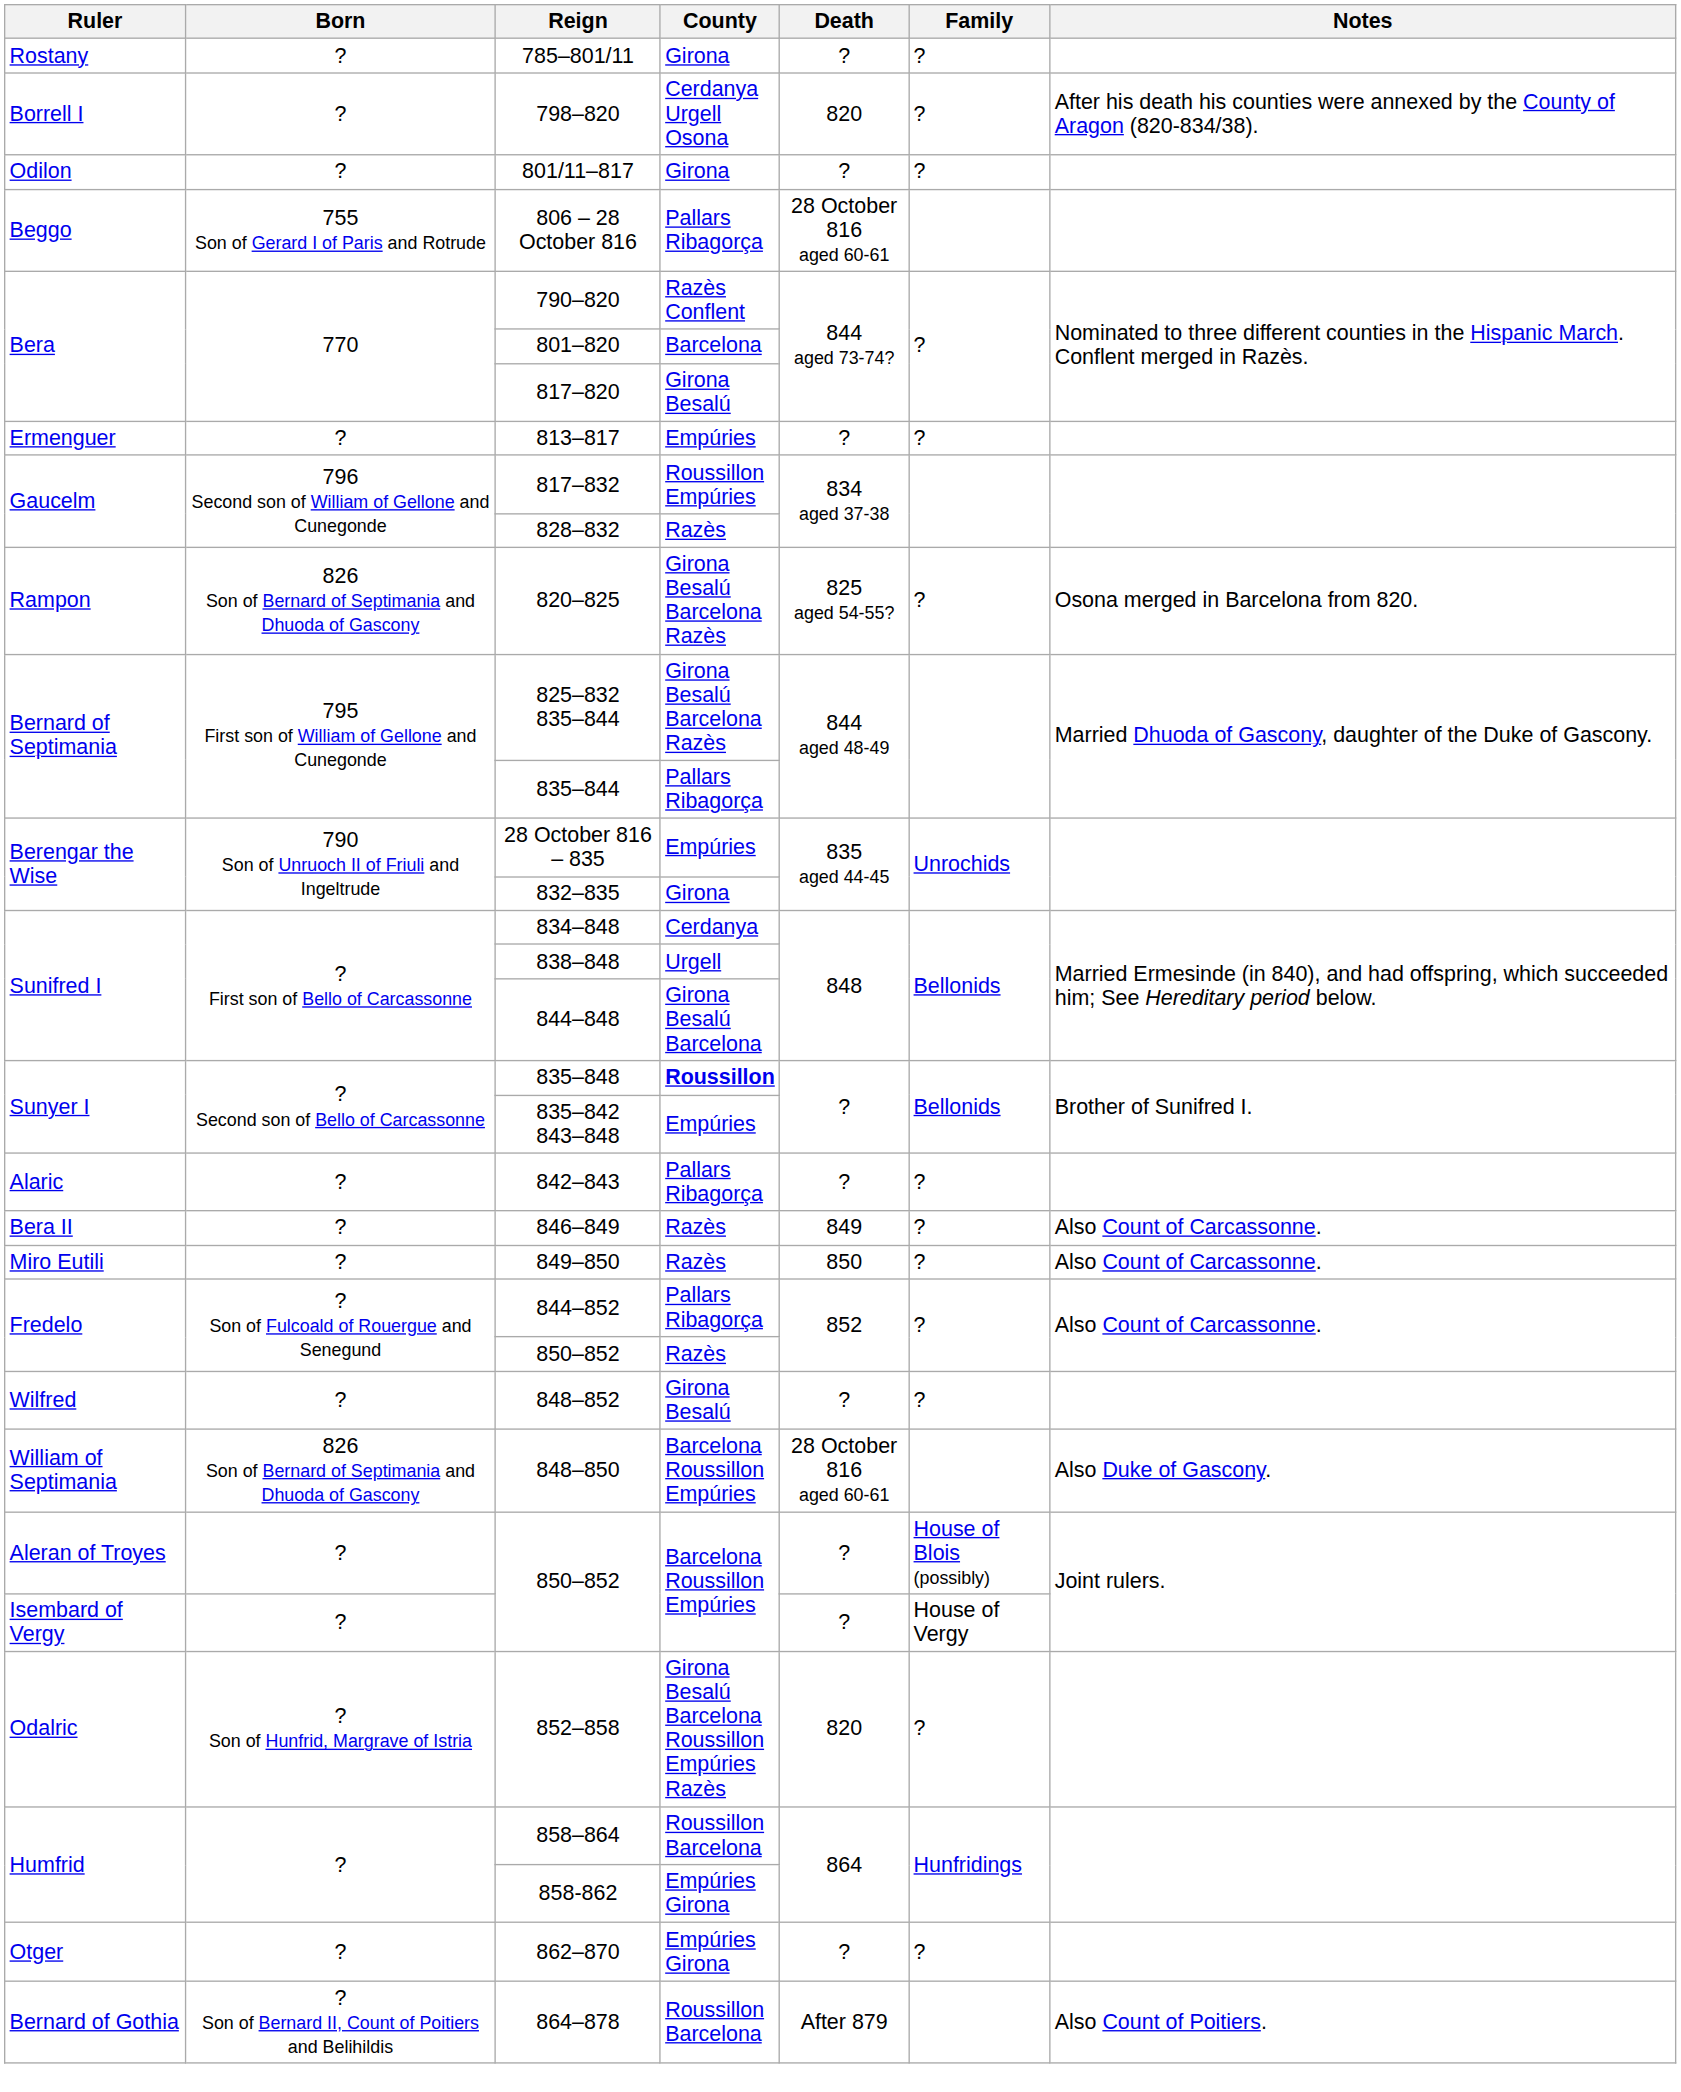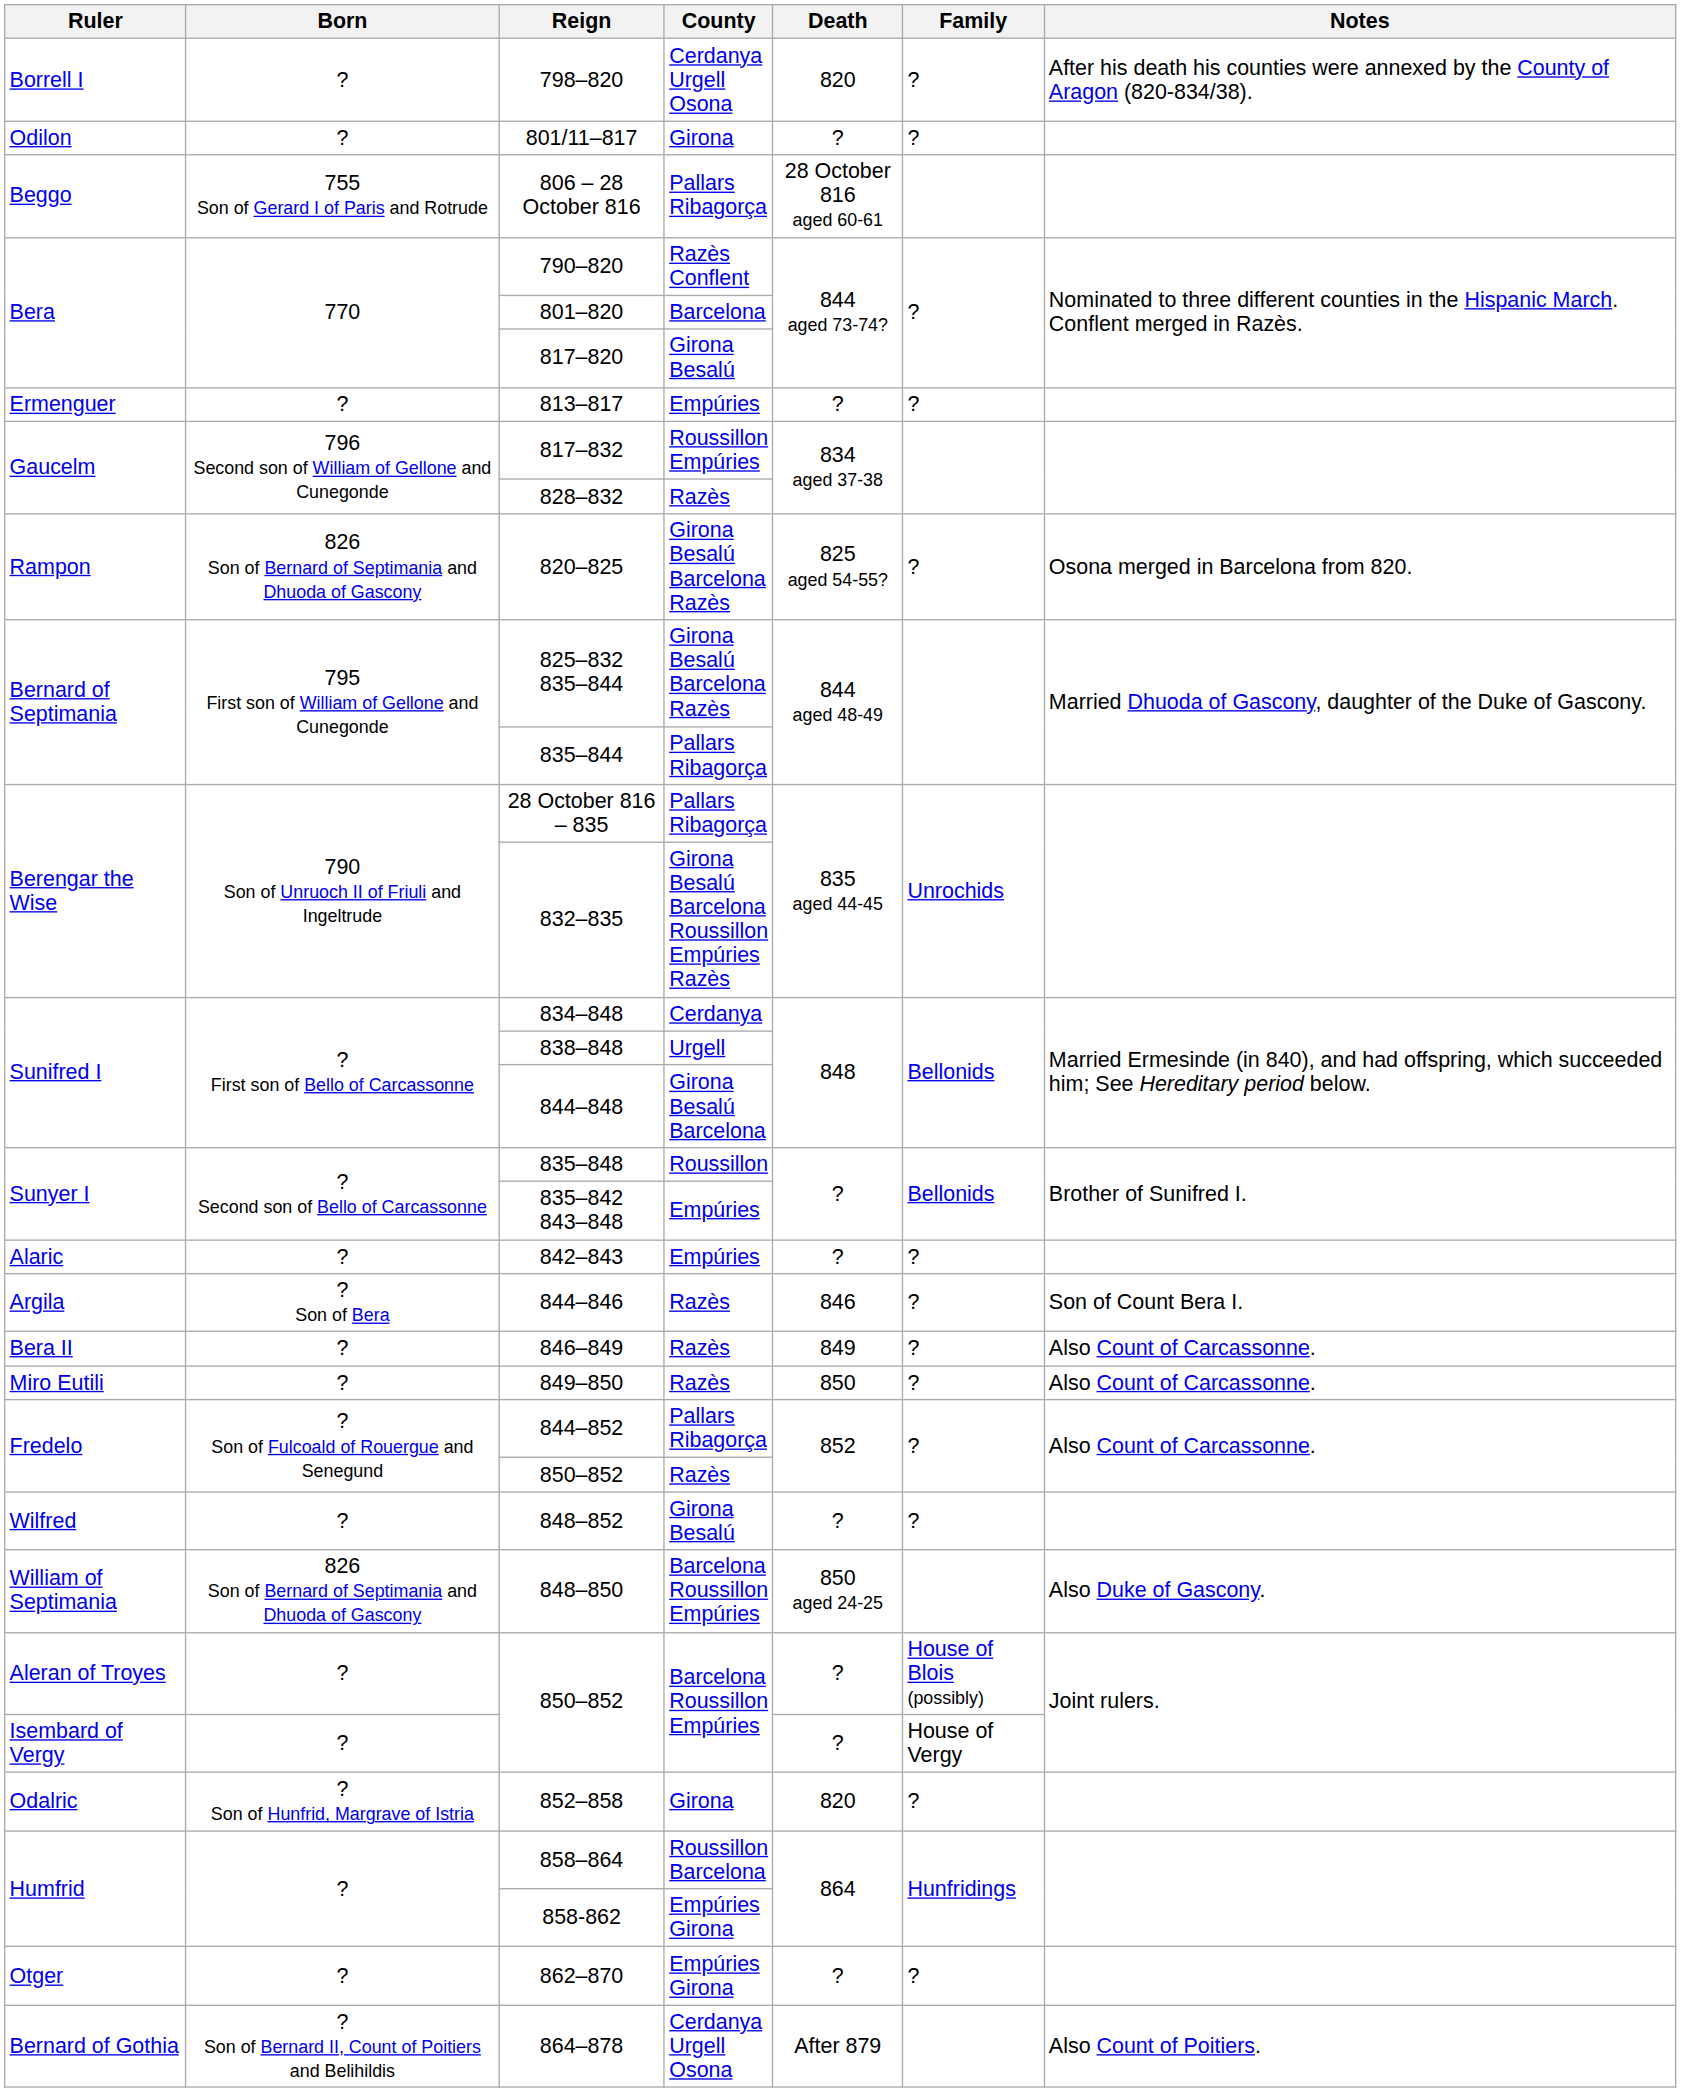- row: (49, 55)
(710, 847) Empúries -> (718, 813) Pallars Ribagorça
(697, 893) Girona -> (719, 919) Girona Besalú Barcelona Roussillon Empúries Razès
(720, 1077) bold -> (719, 1164) normal
(714, 1181) Pallars Ribagorça -> (715, 1256) Empúries
+ row: (37, 1302)
(844, 1470) 28 October 816 aged 60-61 -> (838, 1590) 850 aged 24-25
(715, 1728) Girona Besalú Barcelona Roussillon Empúries Razès -> (701, 1801) Girona
(715, 2021) Roussillon Barcelona -> (716, 2045) Cerdanya Urgell Osona
